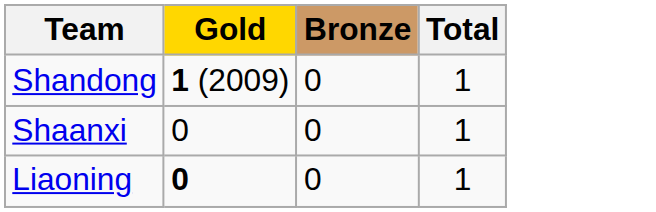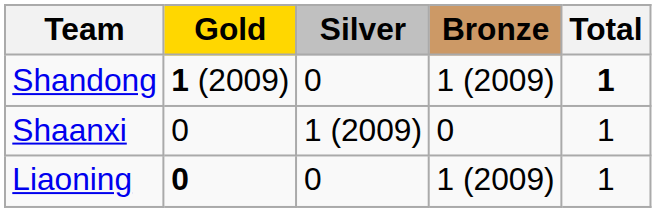+ column: (363, 29)
(313, 79) 0 -> (496, 79) 1 (2009)
(463, 79) normal -> (606, 79) bold
(313, 180) 0 -> (496, 180) 1 (2009)
